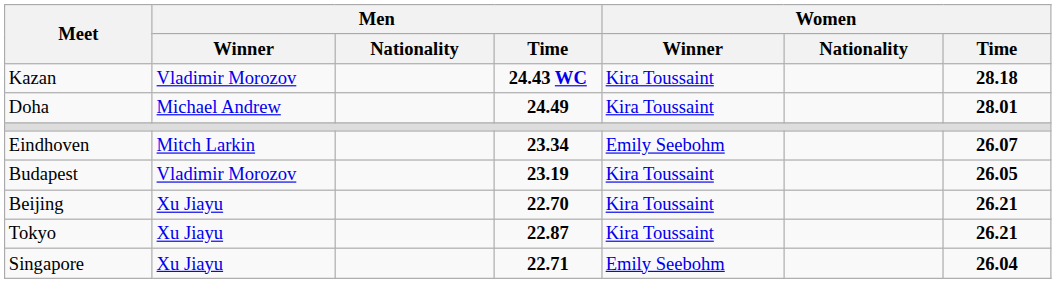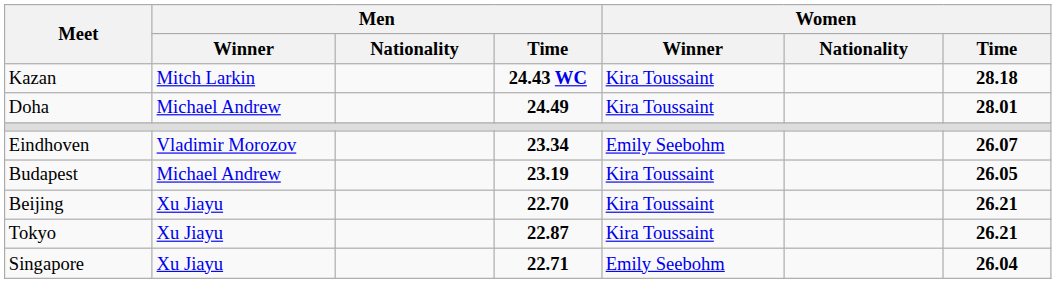(226, 78) Vladimir Morozov -> (206, 78) Mitch Larkin
(206, 145) Mitch Larkin -> (226, 145) Vladimir Morozov
(226, 174) Vladimir Morozov -> (219, 174) Michael Andrew
